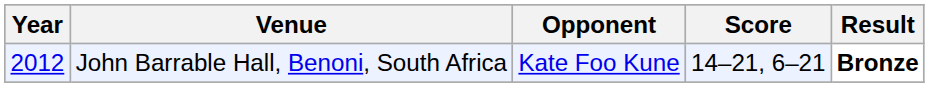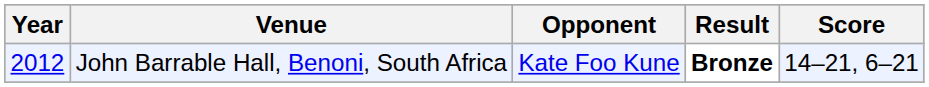columns swapped: (758, 24) <-> (878, 24)
